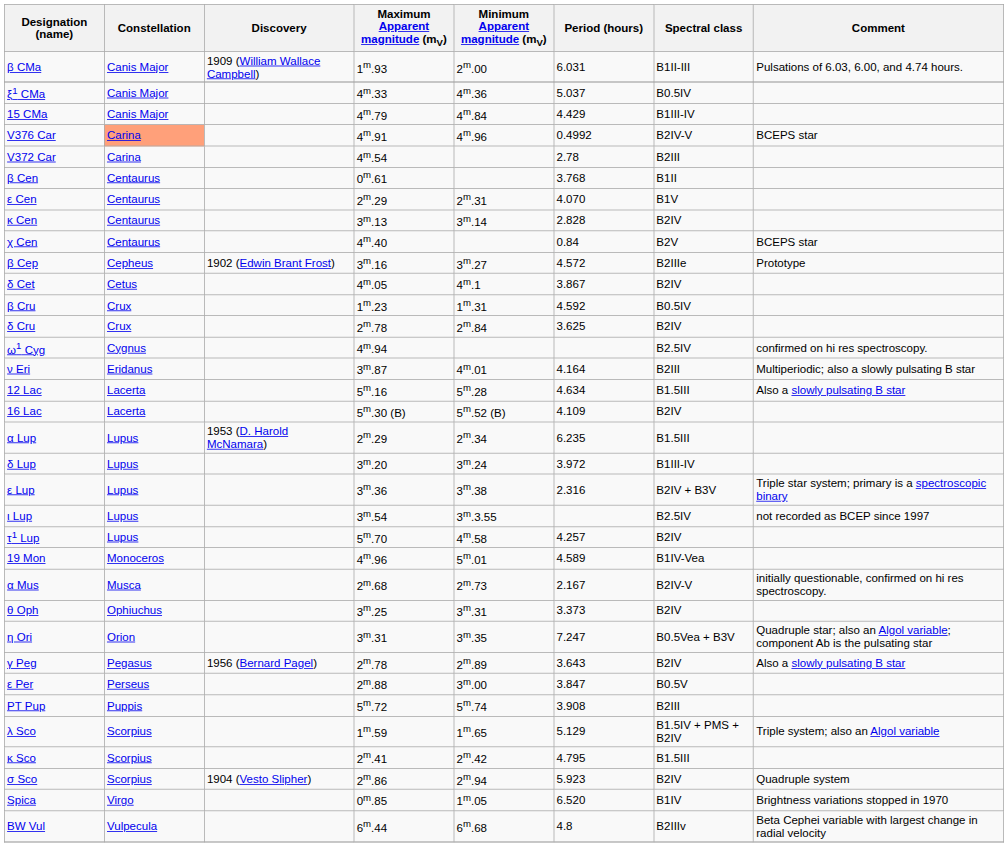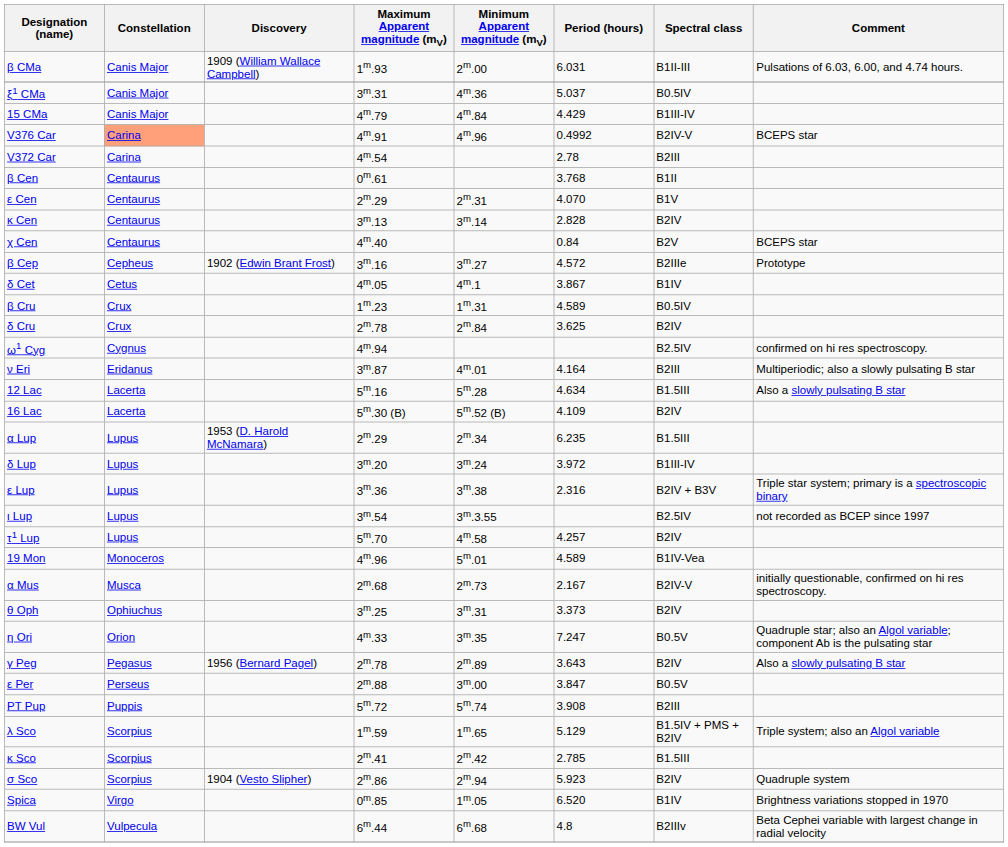(372, 93) 4m.33 -> (372, 93) 3m.31
(669, 284) B2IV -> (669, 284) B1IV
(571, 306) 4.592 -> (571, 306) 4.589
(372, 637) 3m.31 -> (372, 637) 4m.33
(696, 637) B0.5Vea + B3V -> (672, 637) B0.5V
(571, 758) 4.795 -> (571, 758) 2.785
